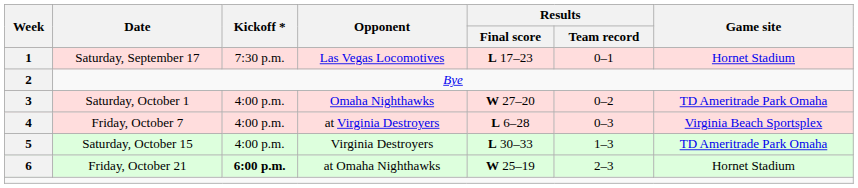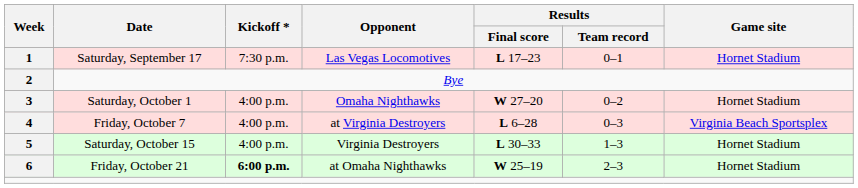(753, 101) TD Ameritrade Park Omaha -> (759, 101) Hornet Stadium
(753, 144) TD Ameritrade Park Omaha -> (759, 144) Hornet Stadium
